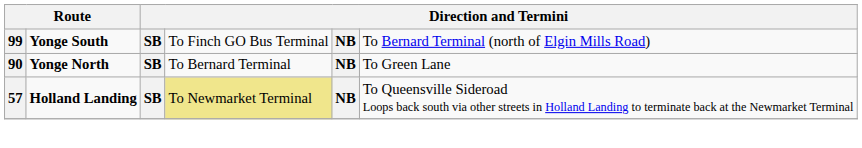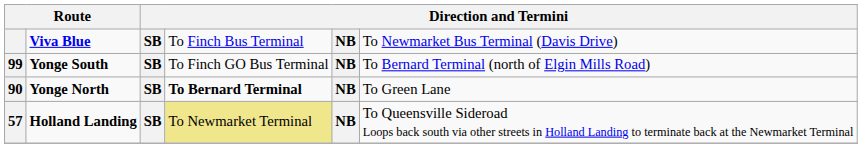+ row: (60, 41)
(230, 65) normal -> (235, 89) bold
